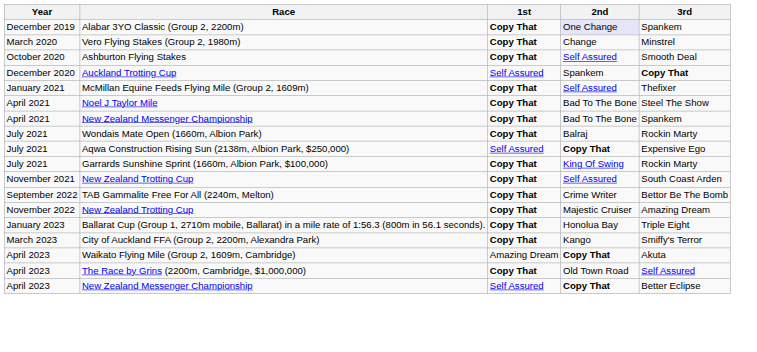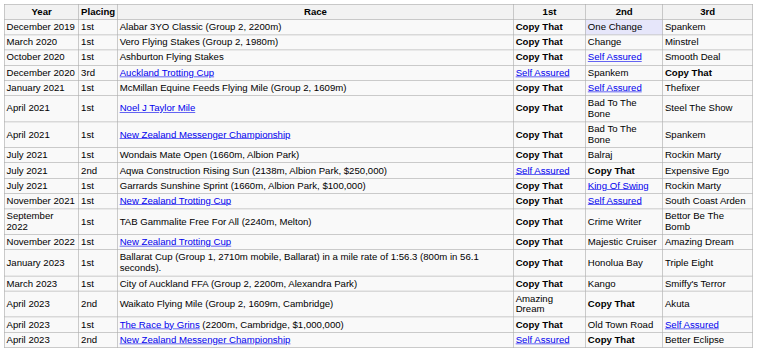+ column: (98, 12)
